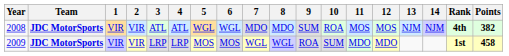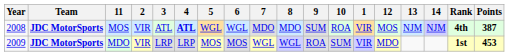columns swapped: (116, 12) <-> (360, 12)
(180, 28) normal -> (186, 28) bold
(488, 28) 382 -> (489, 28) 387
(488, 44) 458 -> (489, 44) 453
